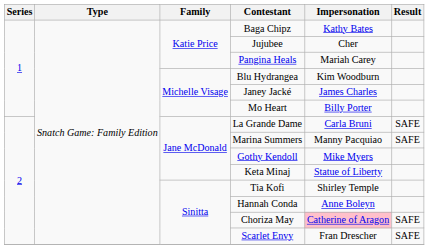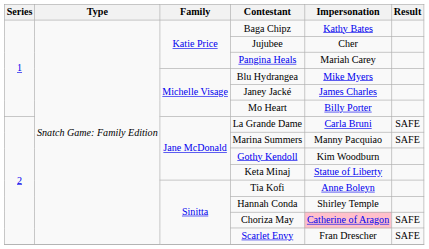(348, 76) Kim Woodburn -> (348, 76) Mike Myers
(348, 156) Mike Myers -> (348, 156) Kim Woodburn
(348, 188) Shirley Temple -> (348, 188) Anne Boleyn
(348, 204) Anne Boleyn -> (348, 204) Shirley Temple
